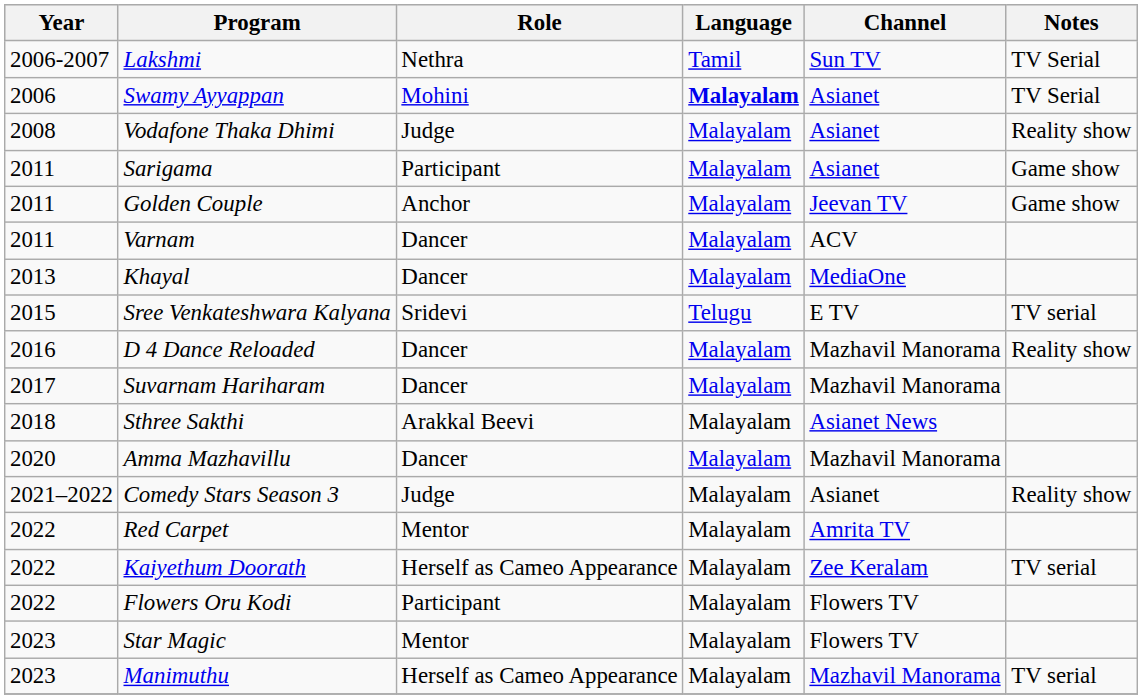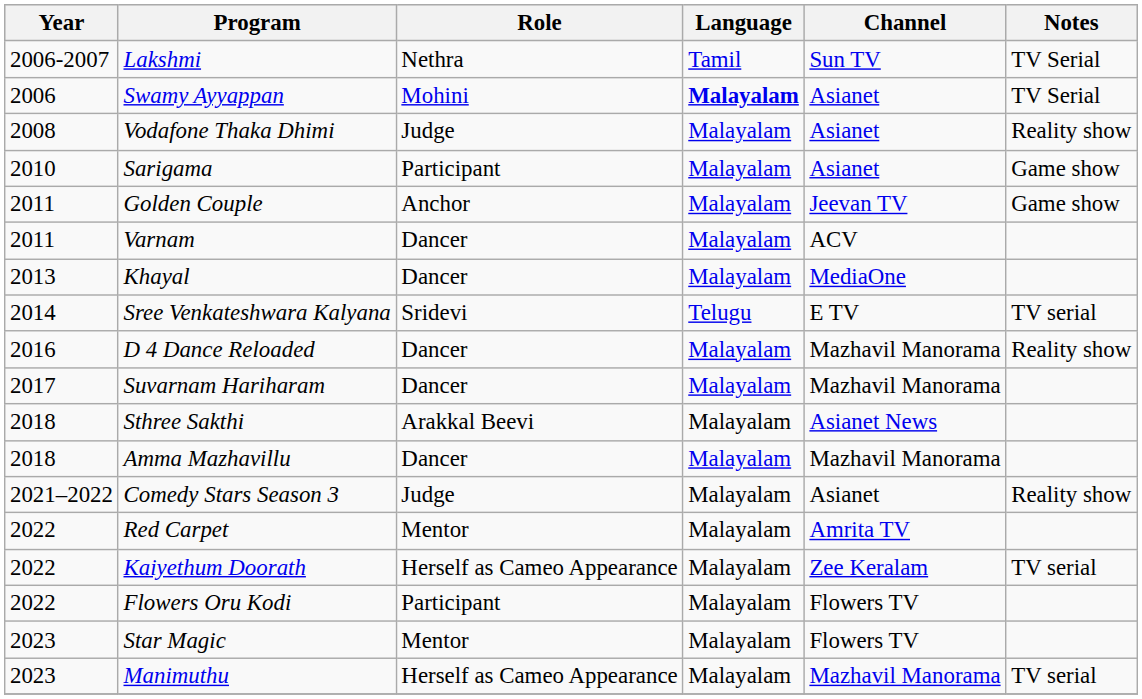(32, 167) 2011 -> (33, 167) 2010
(33, 312) 2015 -> (33, 312) 2014
(33, 458) 2020 -> (33, 458) 2018
